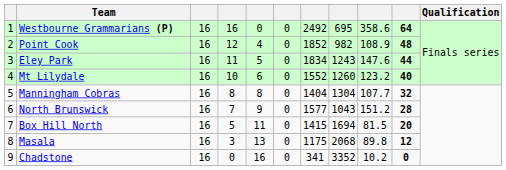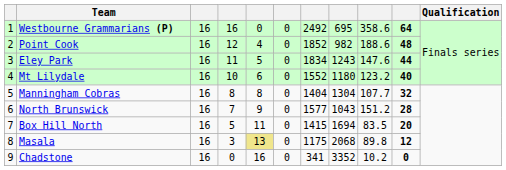(375, 45) 108.9 -> (375, 45) 188.6
(344, 77) 1260 -> (344, 77) 1180
(375, 125) 81.5 -> (375, 125) 83.5
(260, 141) no background -> (260, 141) khaki background
